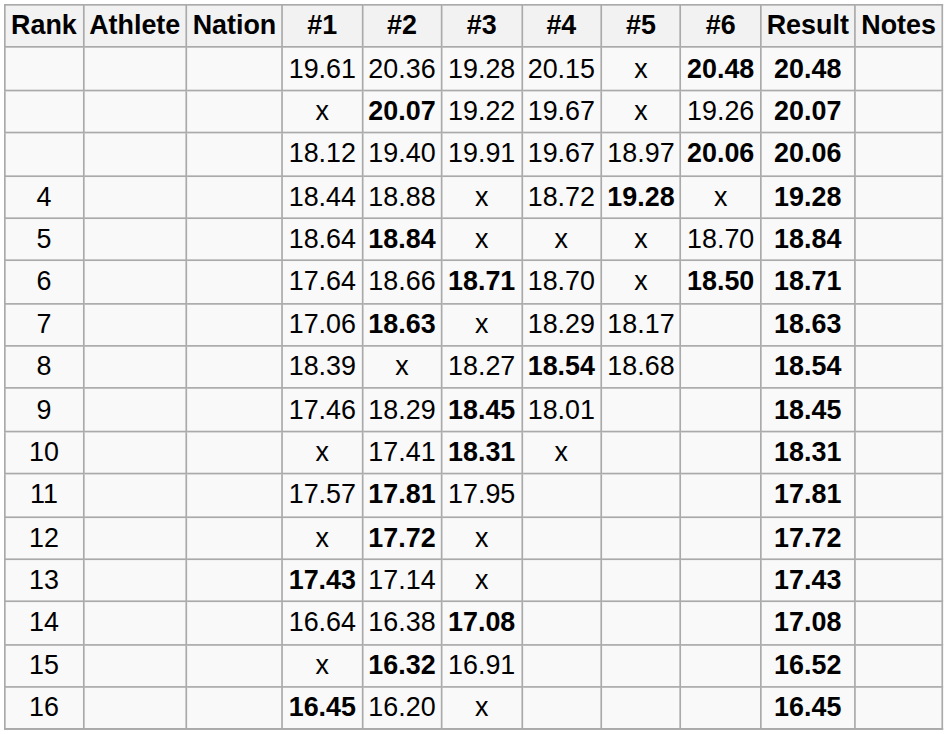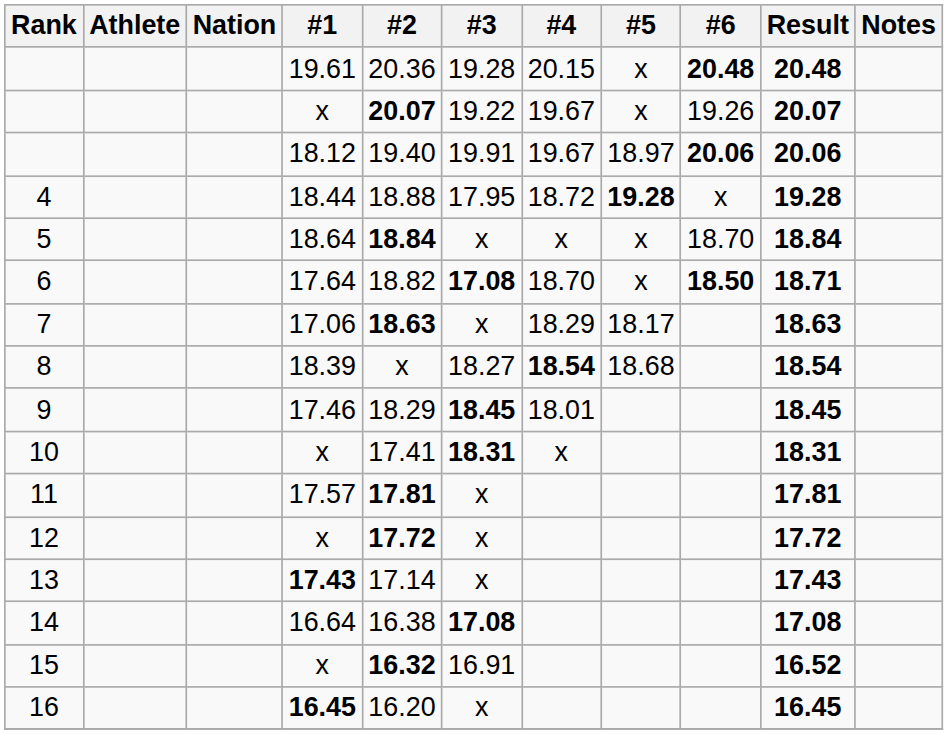(482, 196) x -> (482, 196) 17.95
(402, 281) 18.66 -> (402, 281) 18.82
(482, 281) 18.71 -> (482, 281) 17.08
(482, 494) 17.95 -> (482, 494) x
